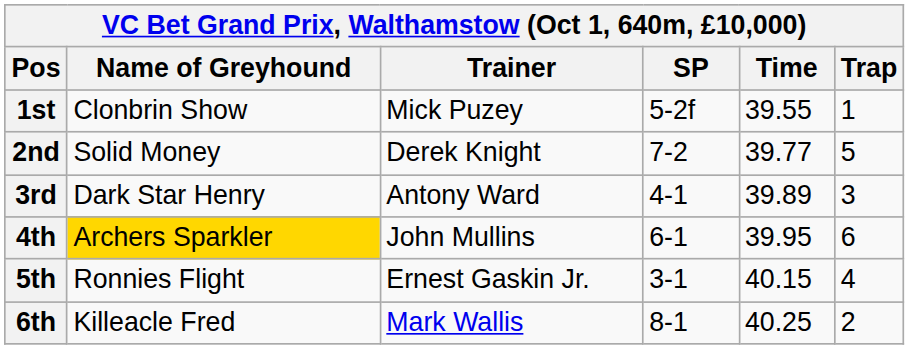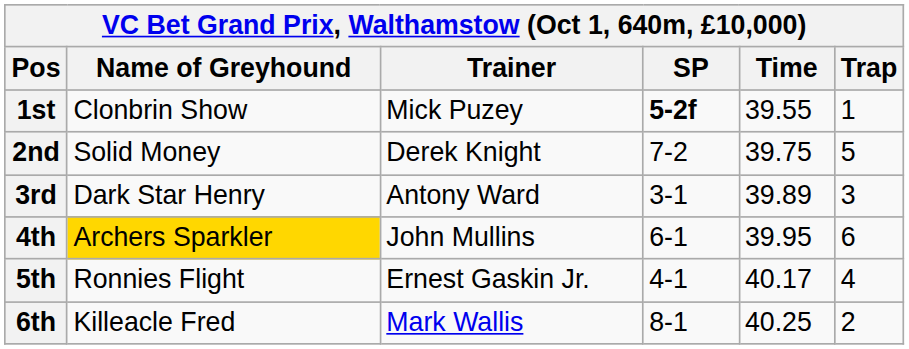(672, 110) normal -> (673, 110) bold
(778, 152) 39.77 -> (778, 152) 39.75
(668, 195) 4-1 -> (668, 195) 3-1
(668, 279) 3-1 -> (668, 279) 4-1
(778, 279) 40.15 -> (778, 279) 40.17
